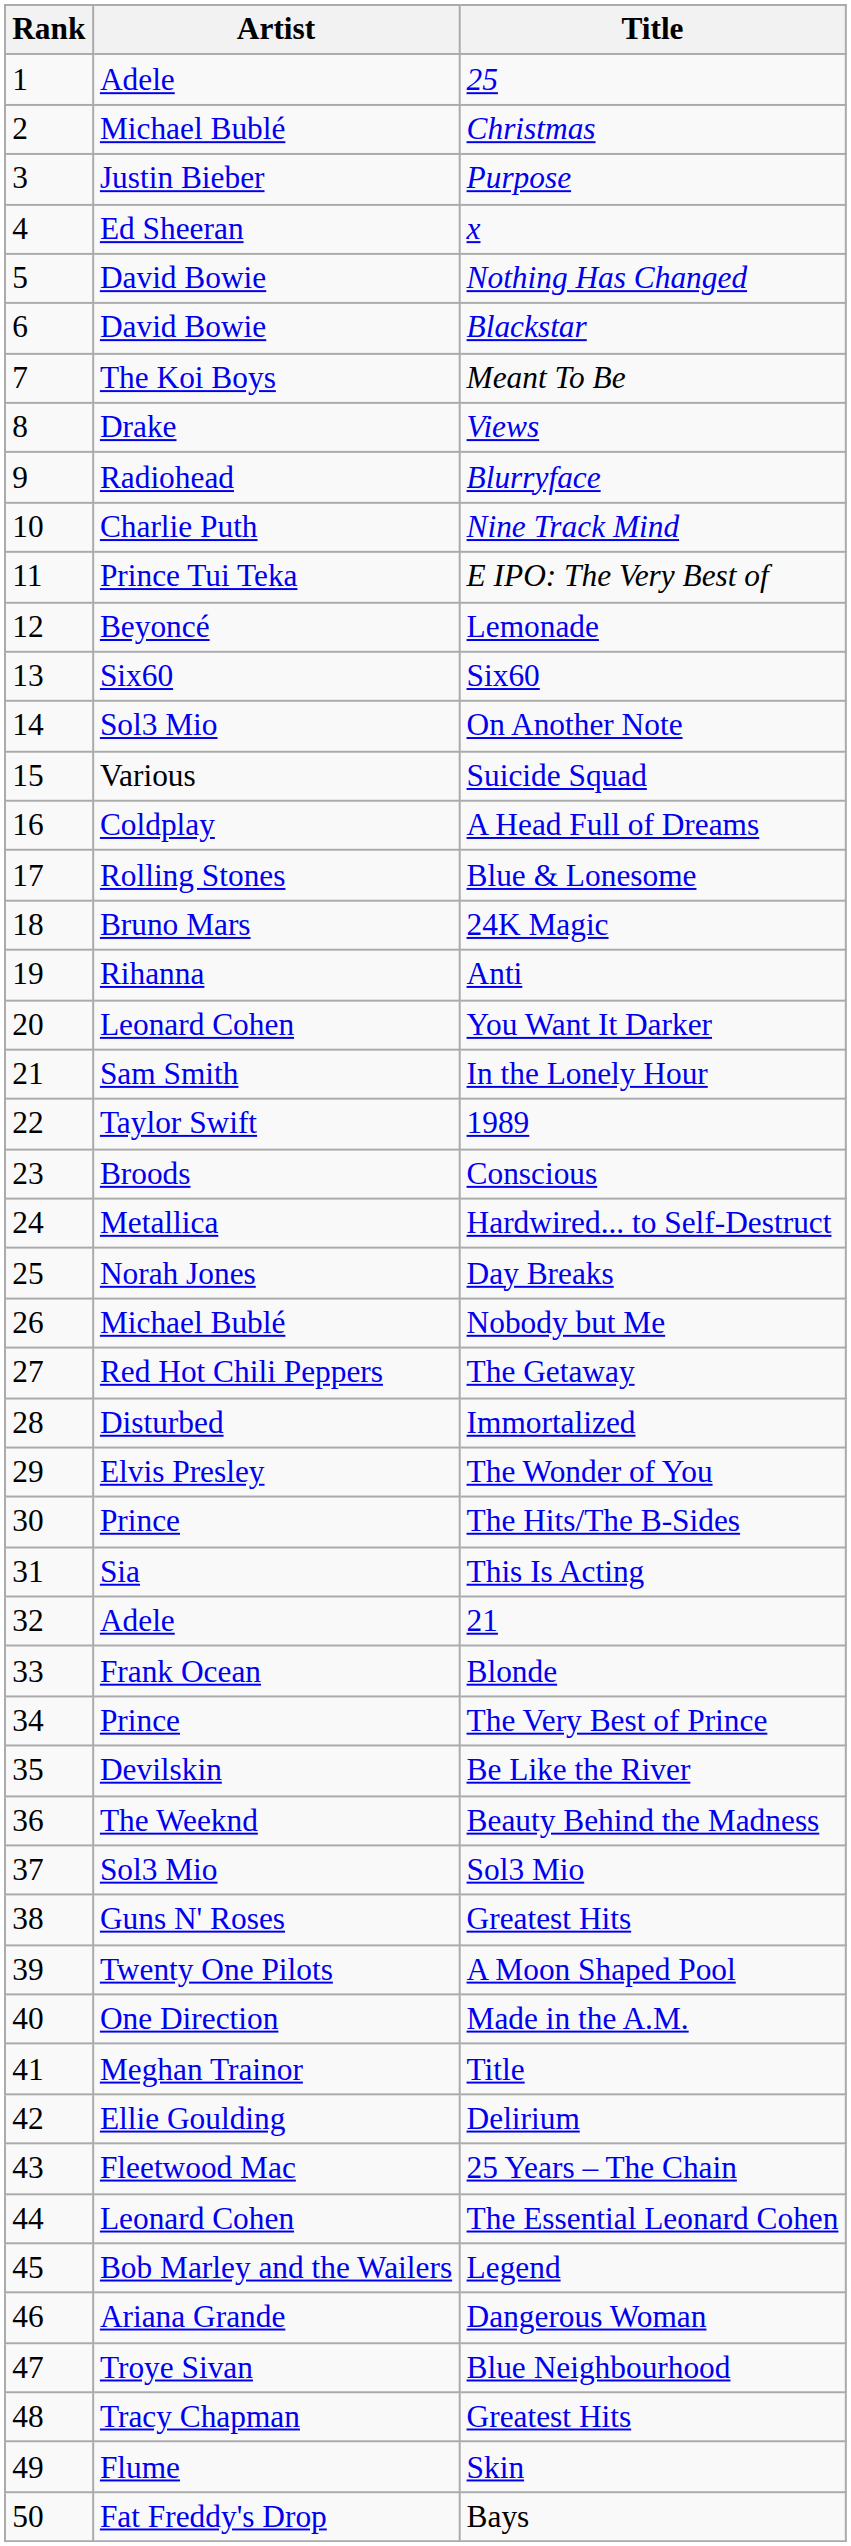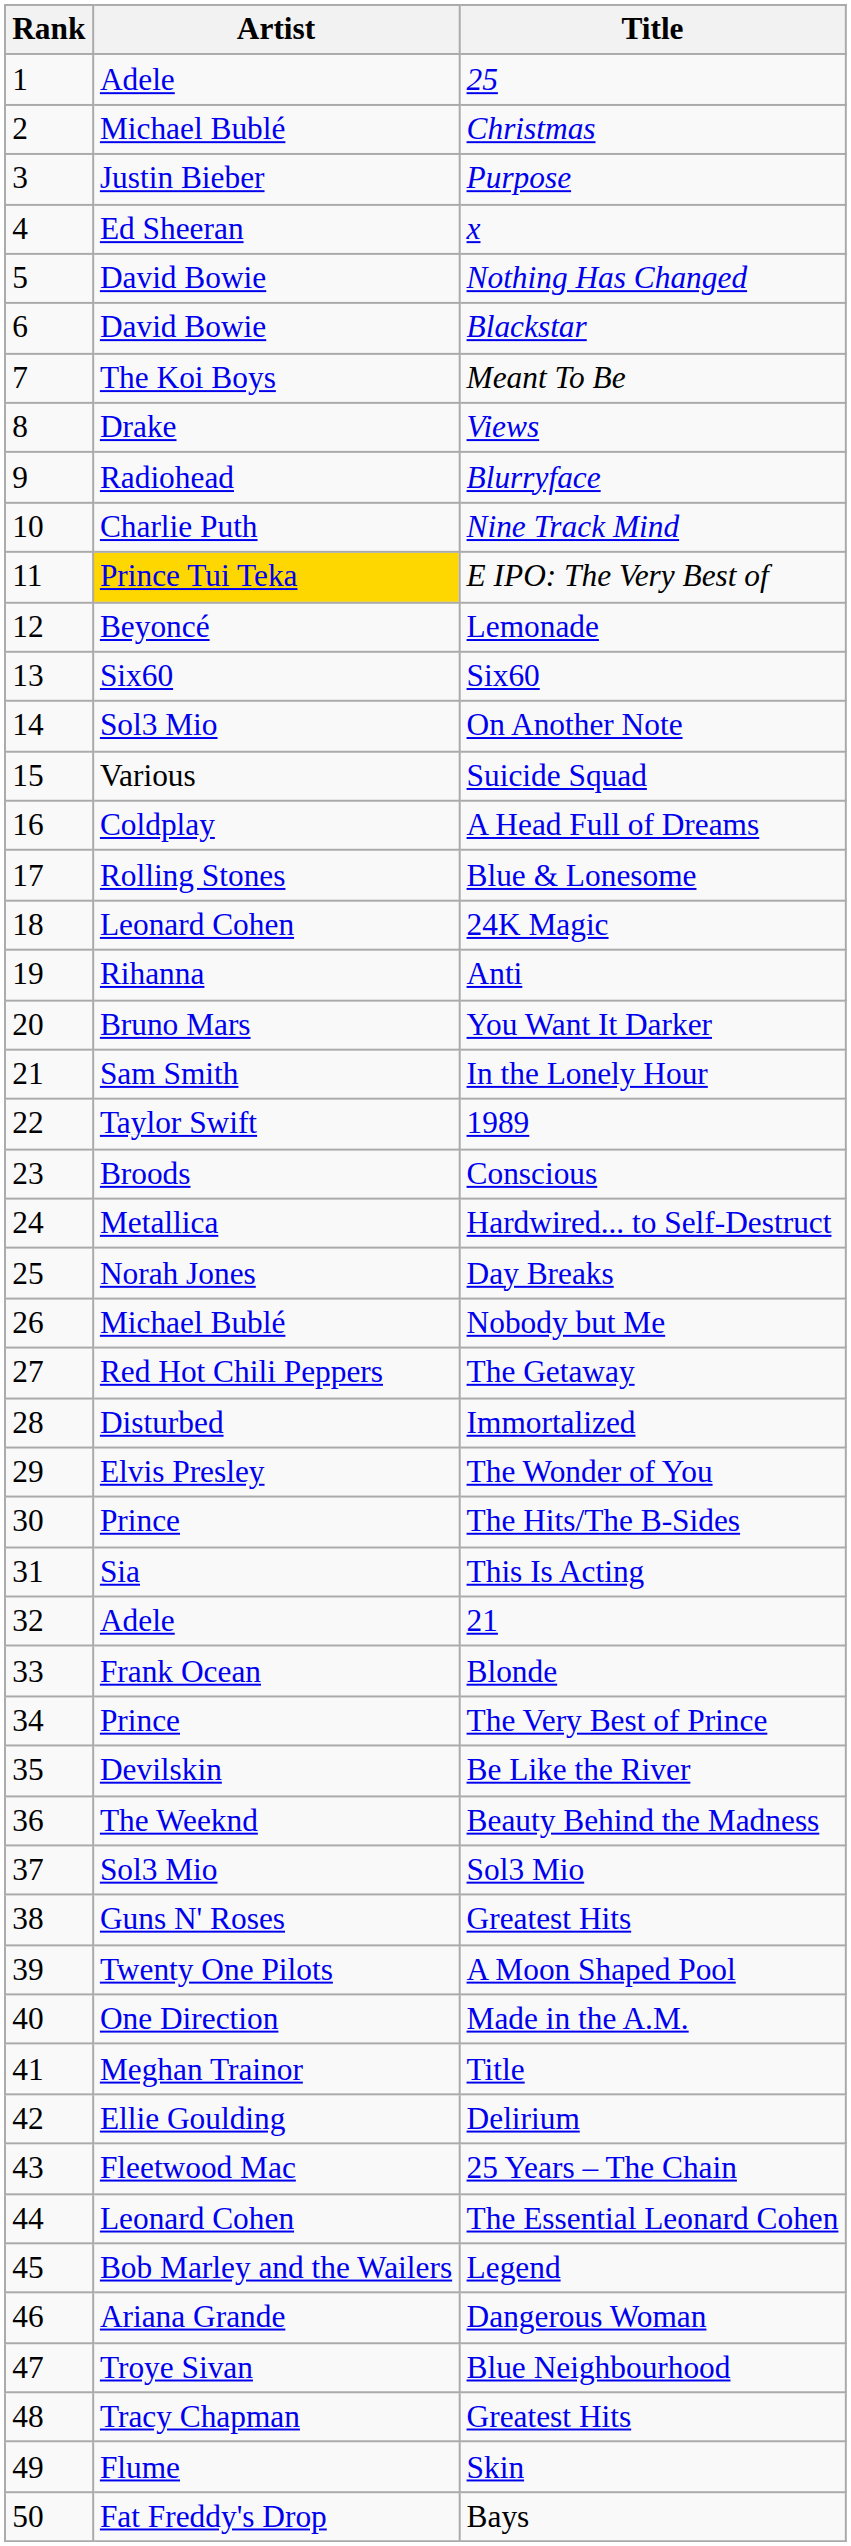(199, 576) no background -> (199, 576) gold background
(175, 924) Bruno Mars -> (197, 924) Leonard Cohen
(197, 1024) Leonard Cohen -> (175, 1024) Bruno Mars
